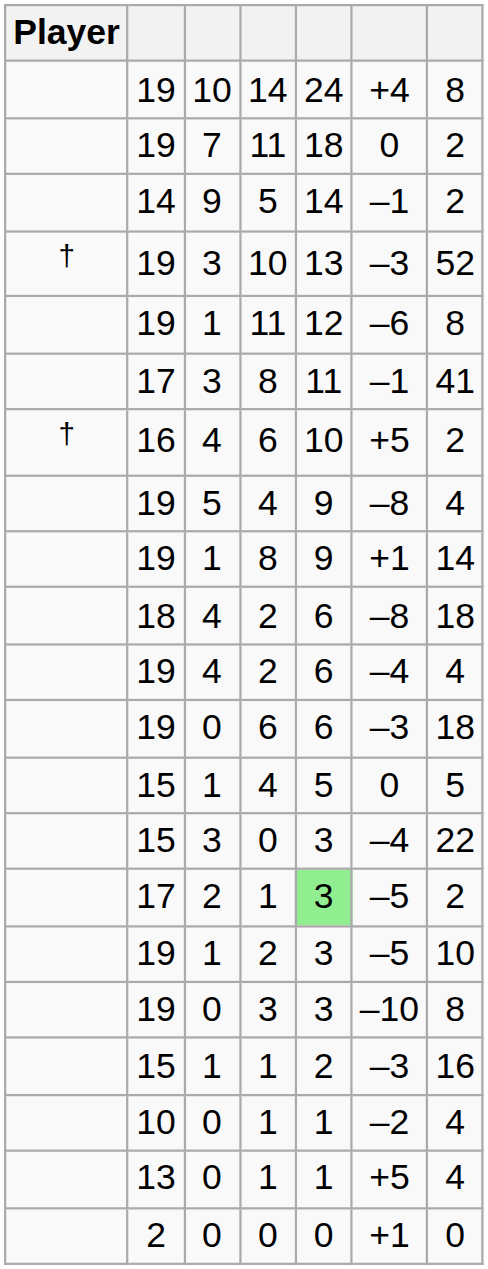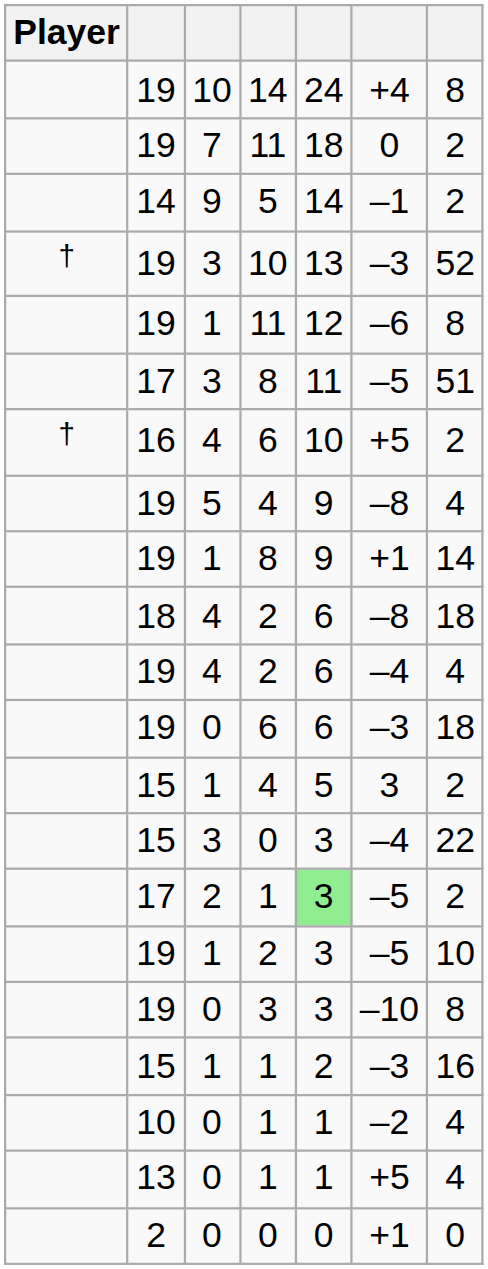(389, 380) –1 -> (389, 380) –5
(455, 380) 41 -> (455, 380) 51
(389, 784) 0 -> (389, 784) 3
(455, 784) 5 -> (455, 784) 2
